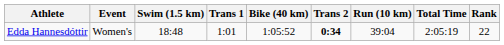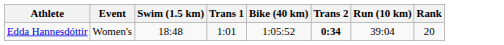- column: (442, 13)
(484, 31) 22 -> (429, 31) 20
